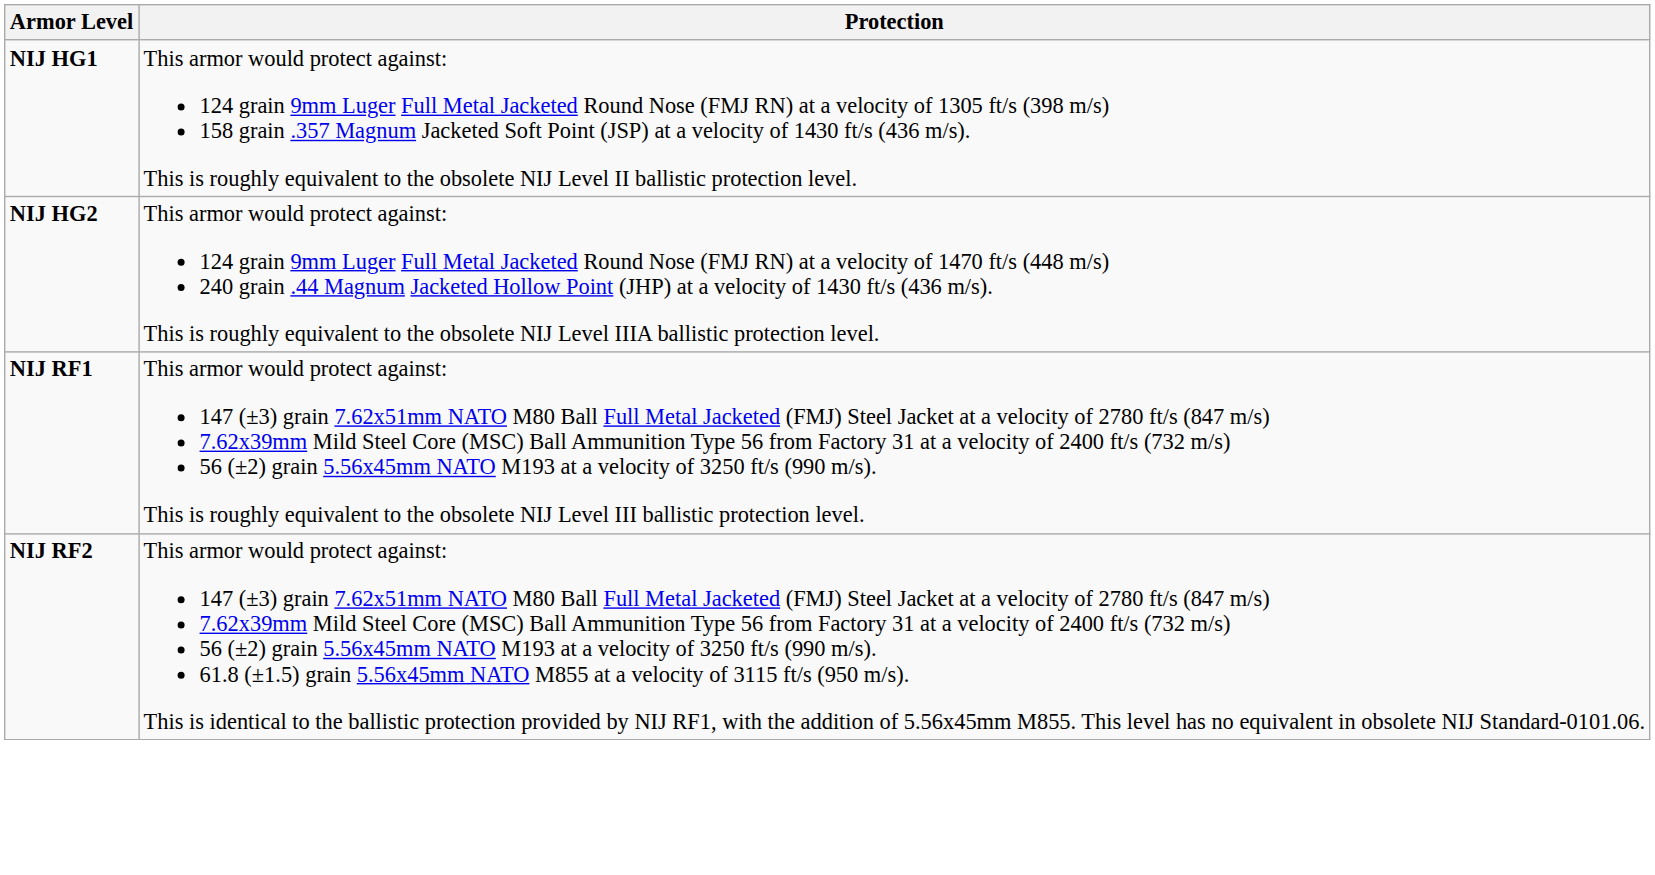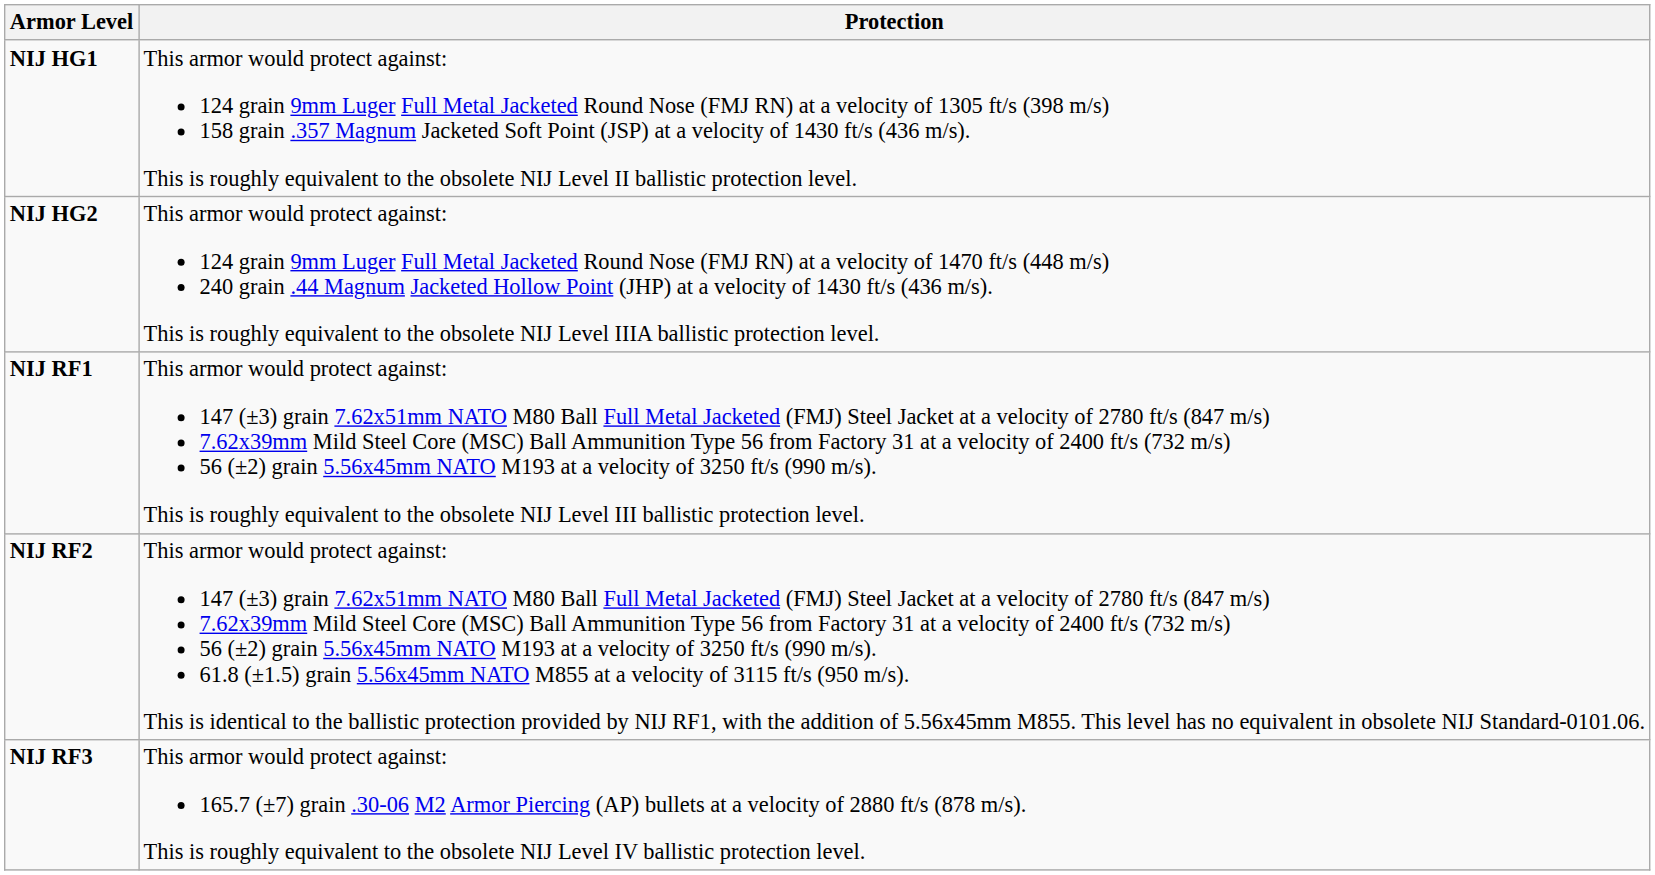+ row: (51, 757)
